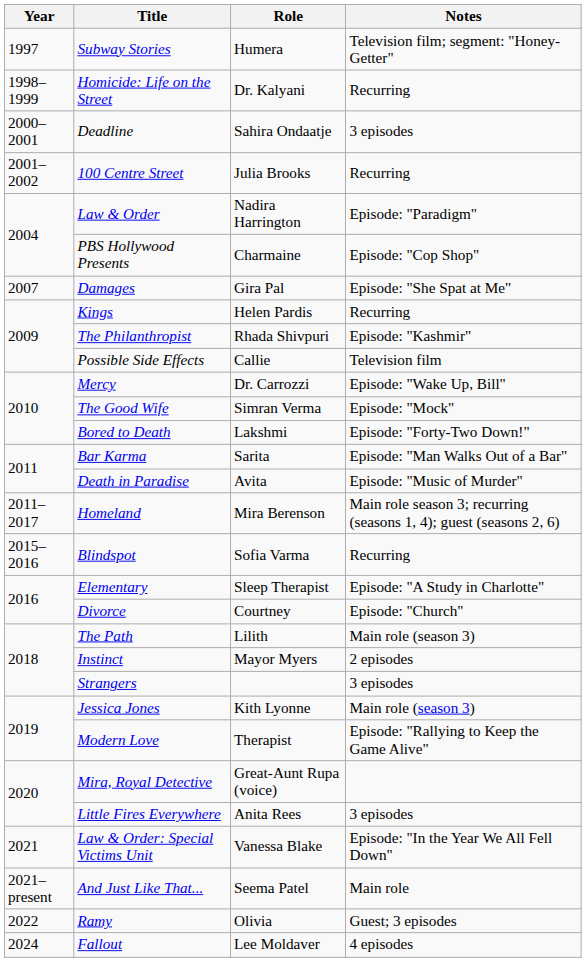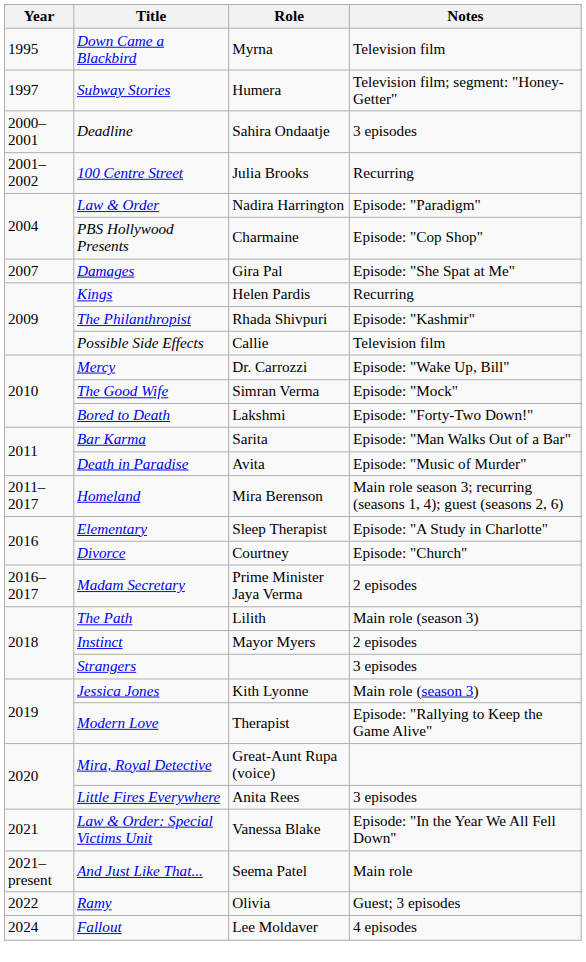+ row: (120, 49)
- row: (144, 90)
- row: (107, 554)
+ row: (131, 585)
